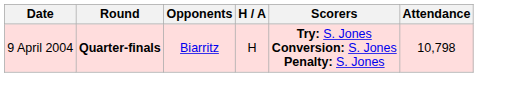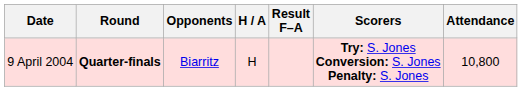+ column: (291, 21)
(436, 48) 10,798 -> (480, 62) 10,800
